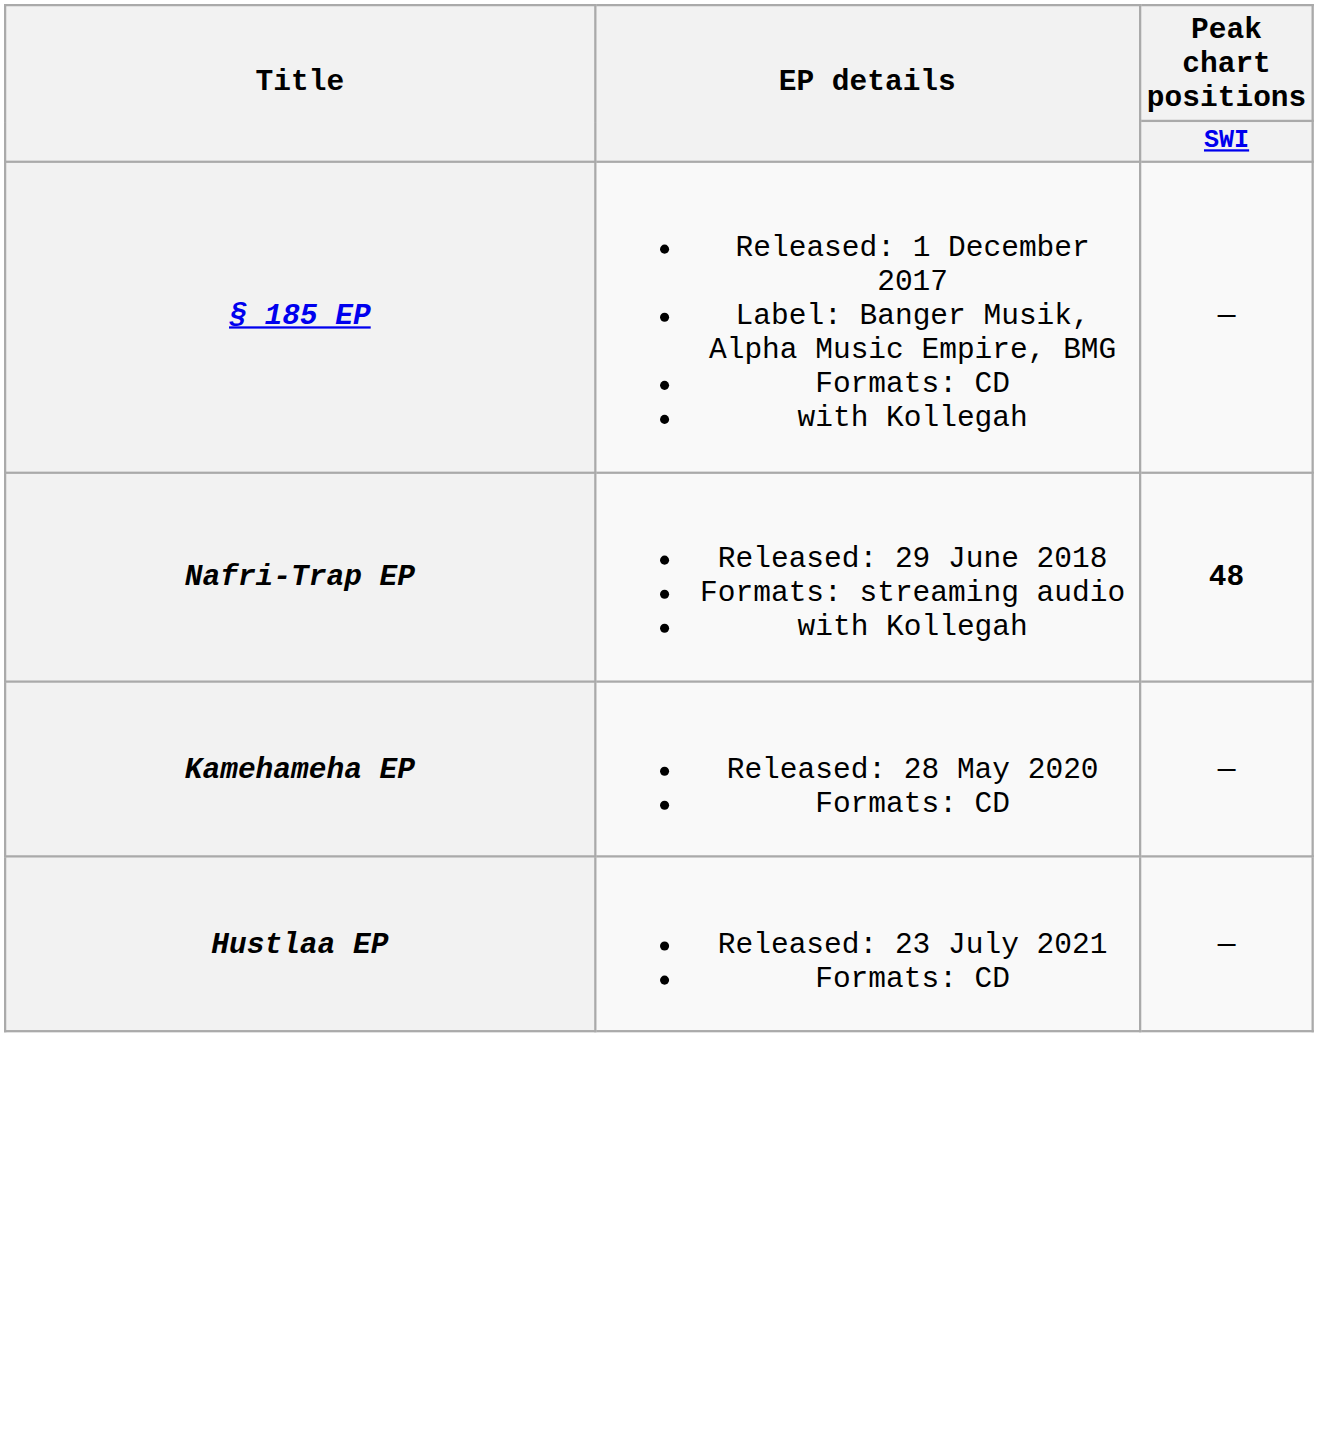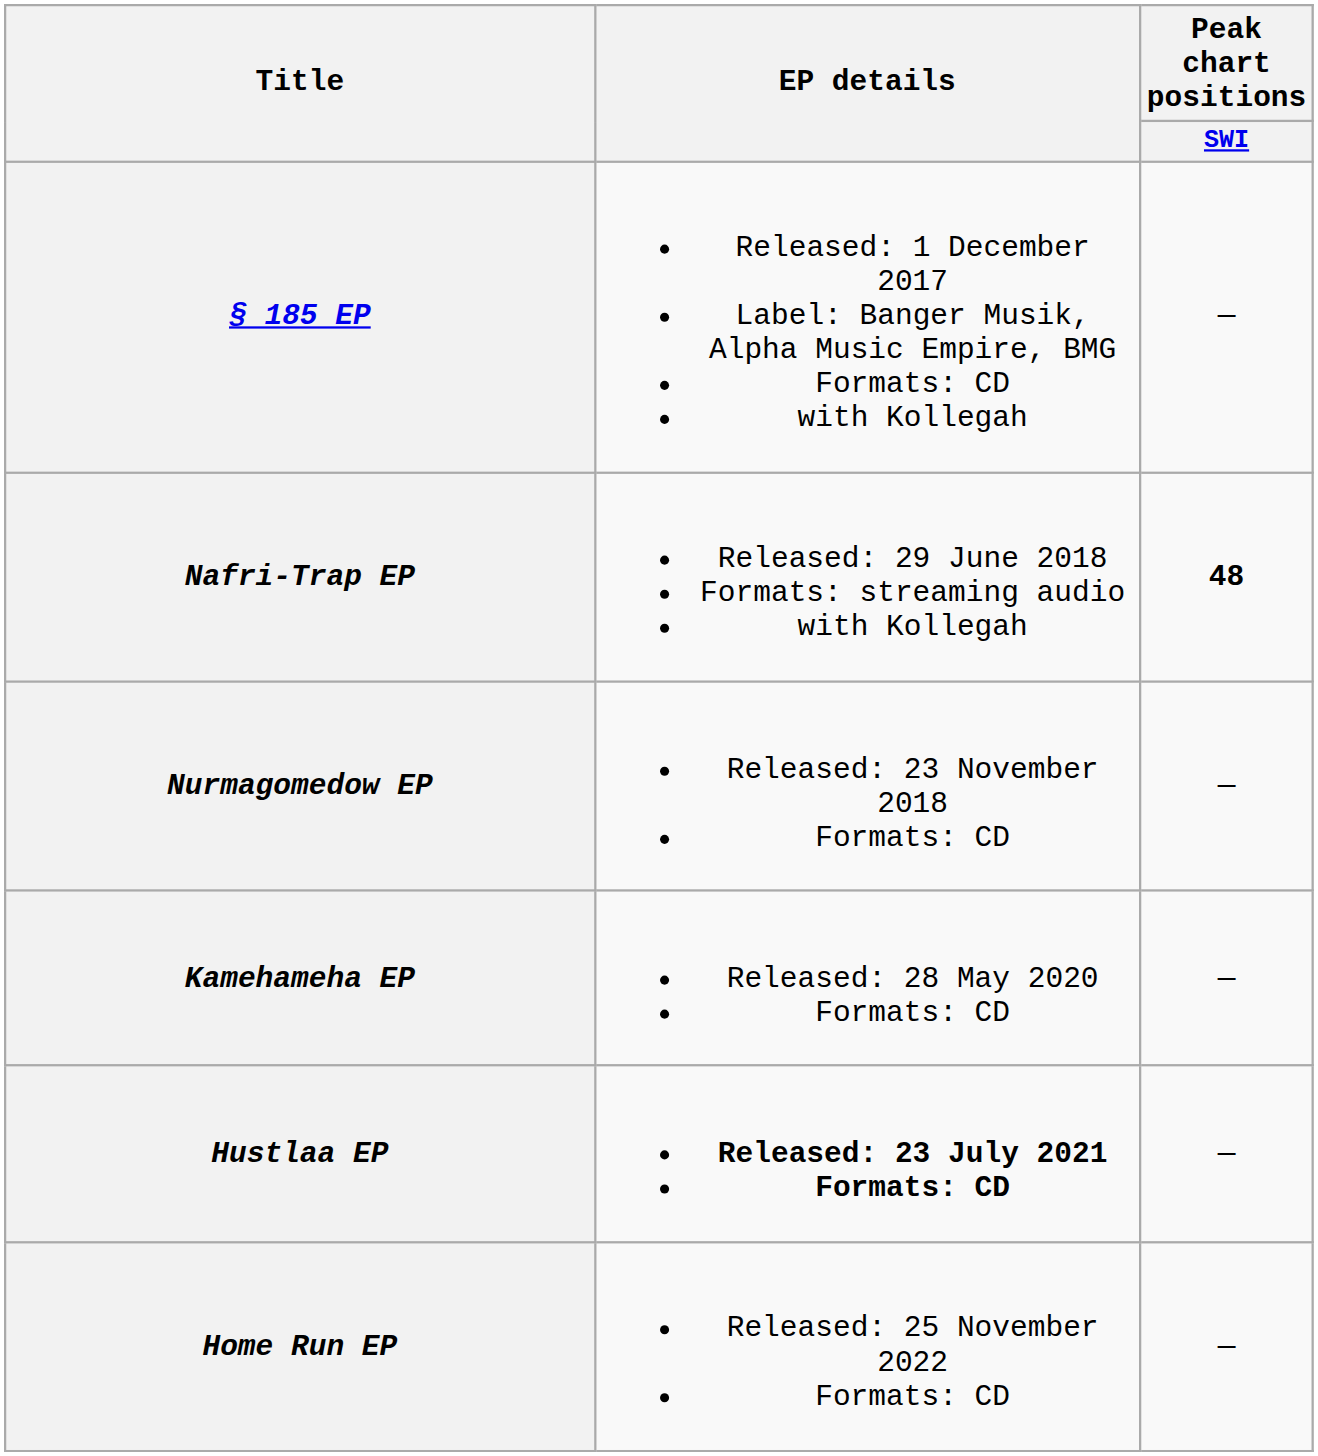+ row: (300, 786)
(867, 961) normal -> (867, 1171) bold
+ row: (300, 1346)
